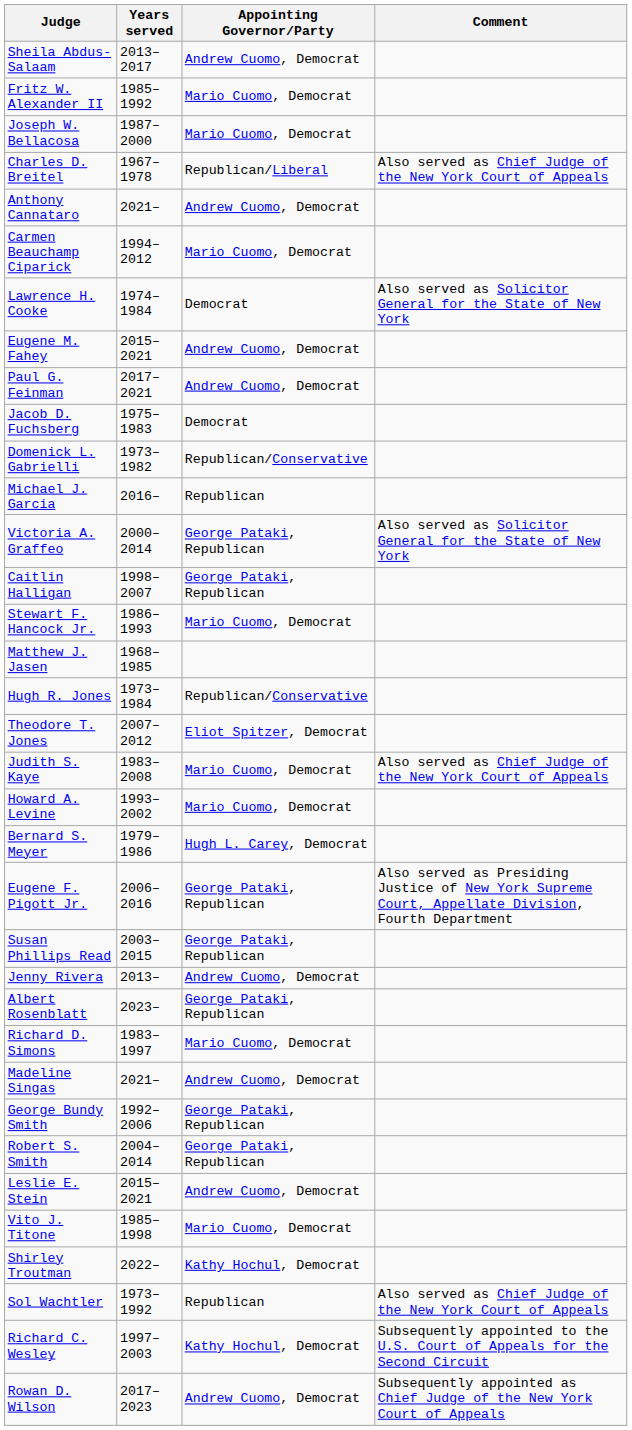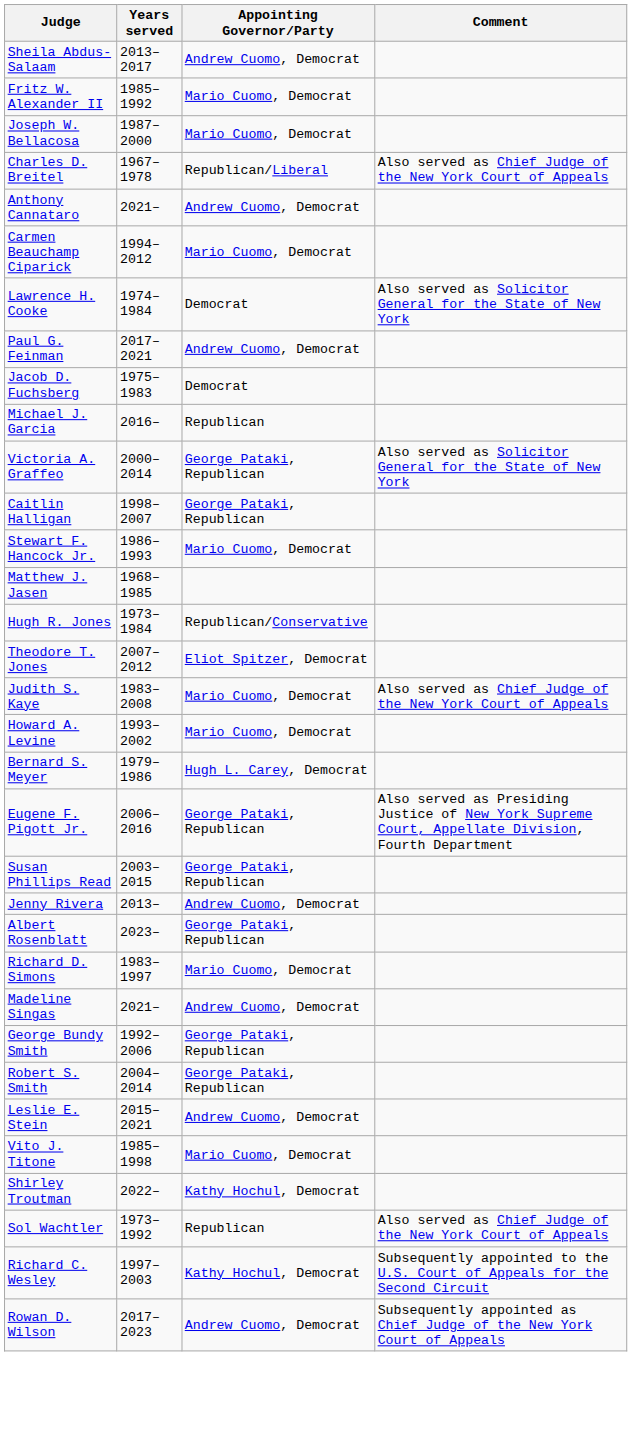- row: (43, 349)
- row: (51, 460)
